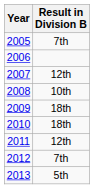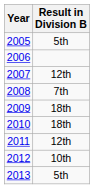(61, 41) 7th -> (61, 41) 5th
(61, 91) 10th -> (61, 91) 7th
(61, 158) 7th -> (61, 158) 10th
